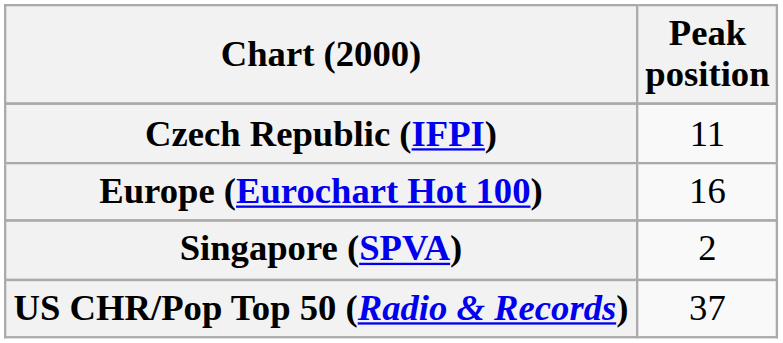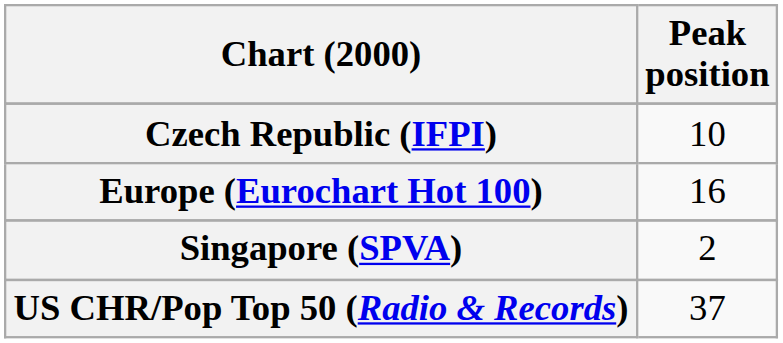(707, 132) 11 -> (707, 132) 10
